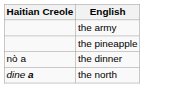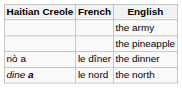+ column: (94, 12)
